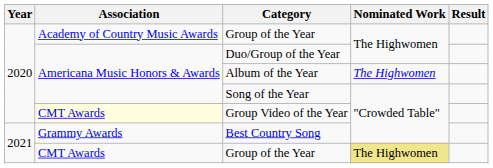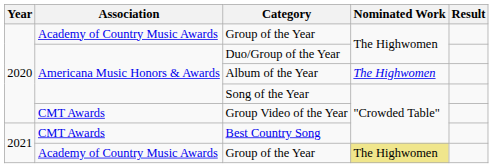(71, 113) lightyellow background -> (71, 113) no background
(80, 133) Grammy Awards -> (71, 133) CMT Awards
(71, 152) CMT Awards -> (128, 152) Academy of Country Music Awards
